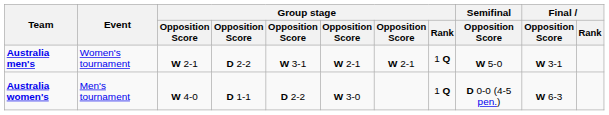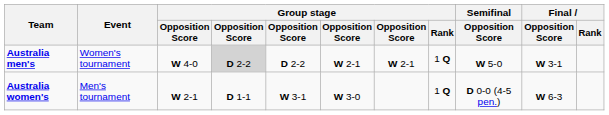(185, 64) W 2-1 -> (185, 64) W 4-0
(239, 64) no background -> (239, 64) lightgrey background
(293, 64) W 3-1 -> (293, 64) D 2-2
(185, 97) W 4-0 -> (185, 97) W 2-1
(293, 97) D 2-2 -> (293, 97) W 3-1
